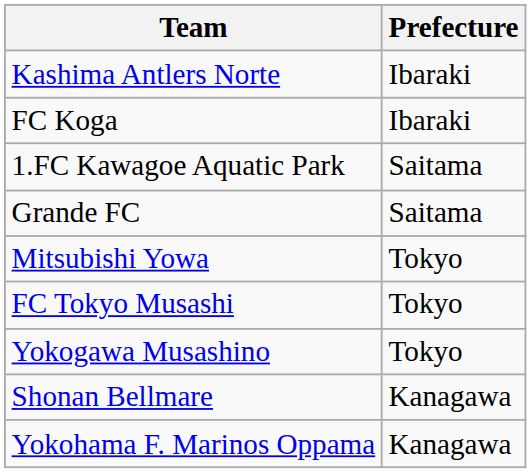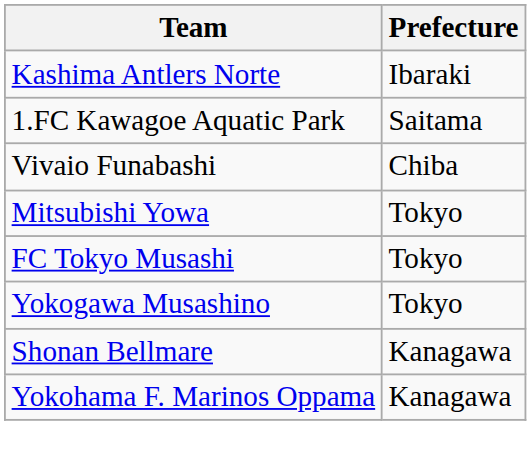- row: (65, 119)
- row: (76, 212)
+ row: (114, 166)
